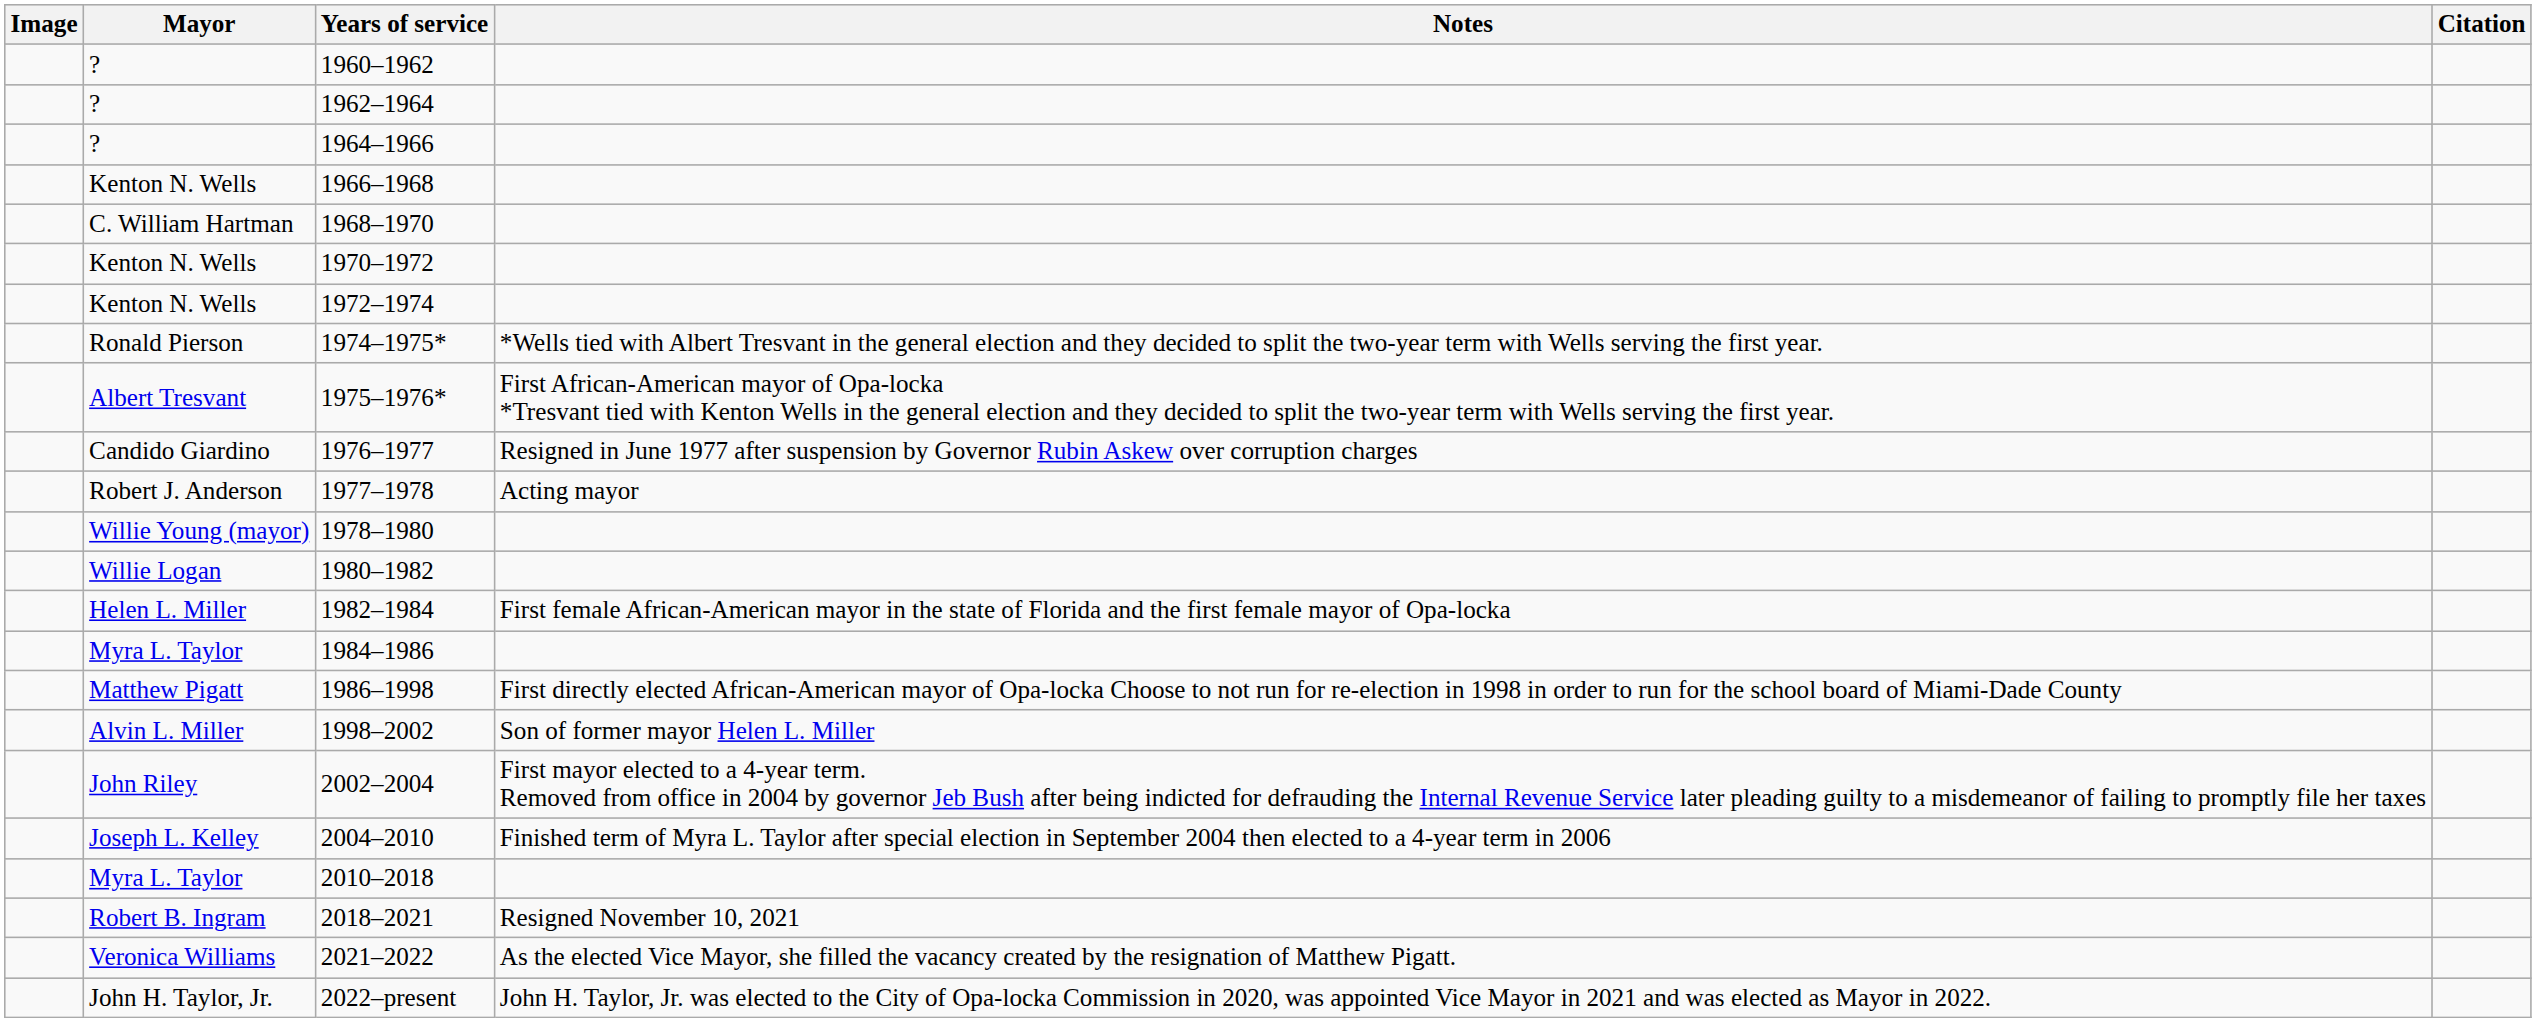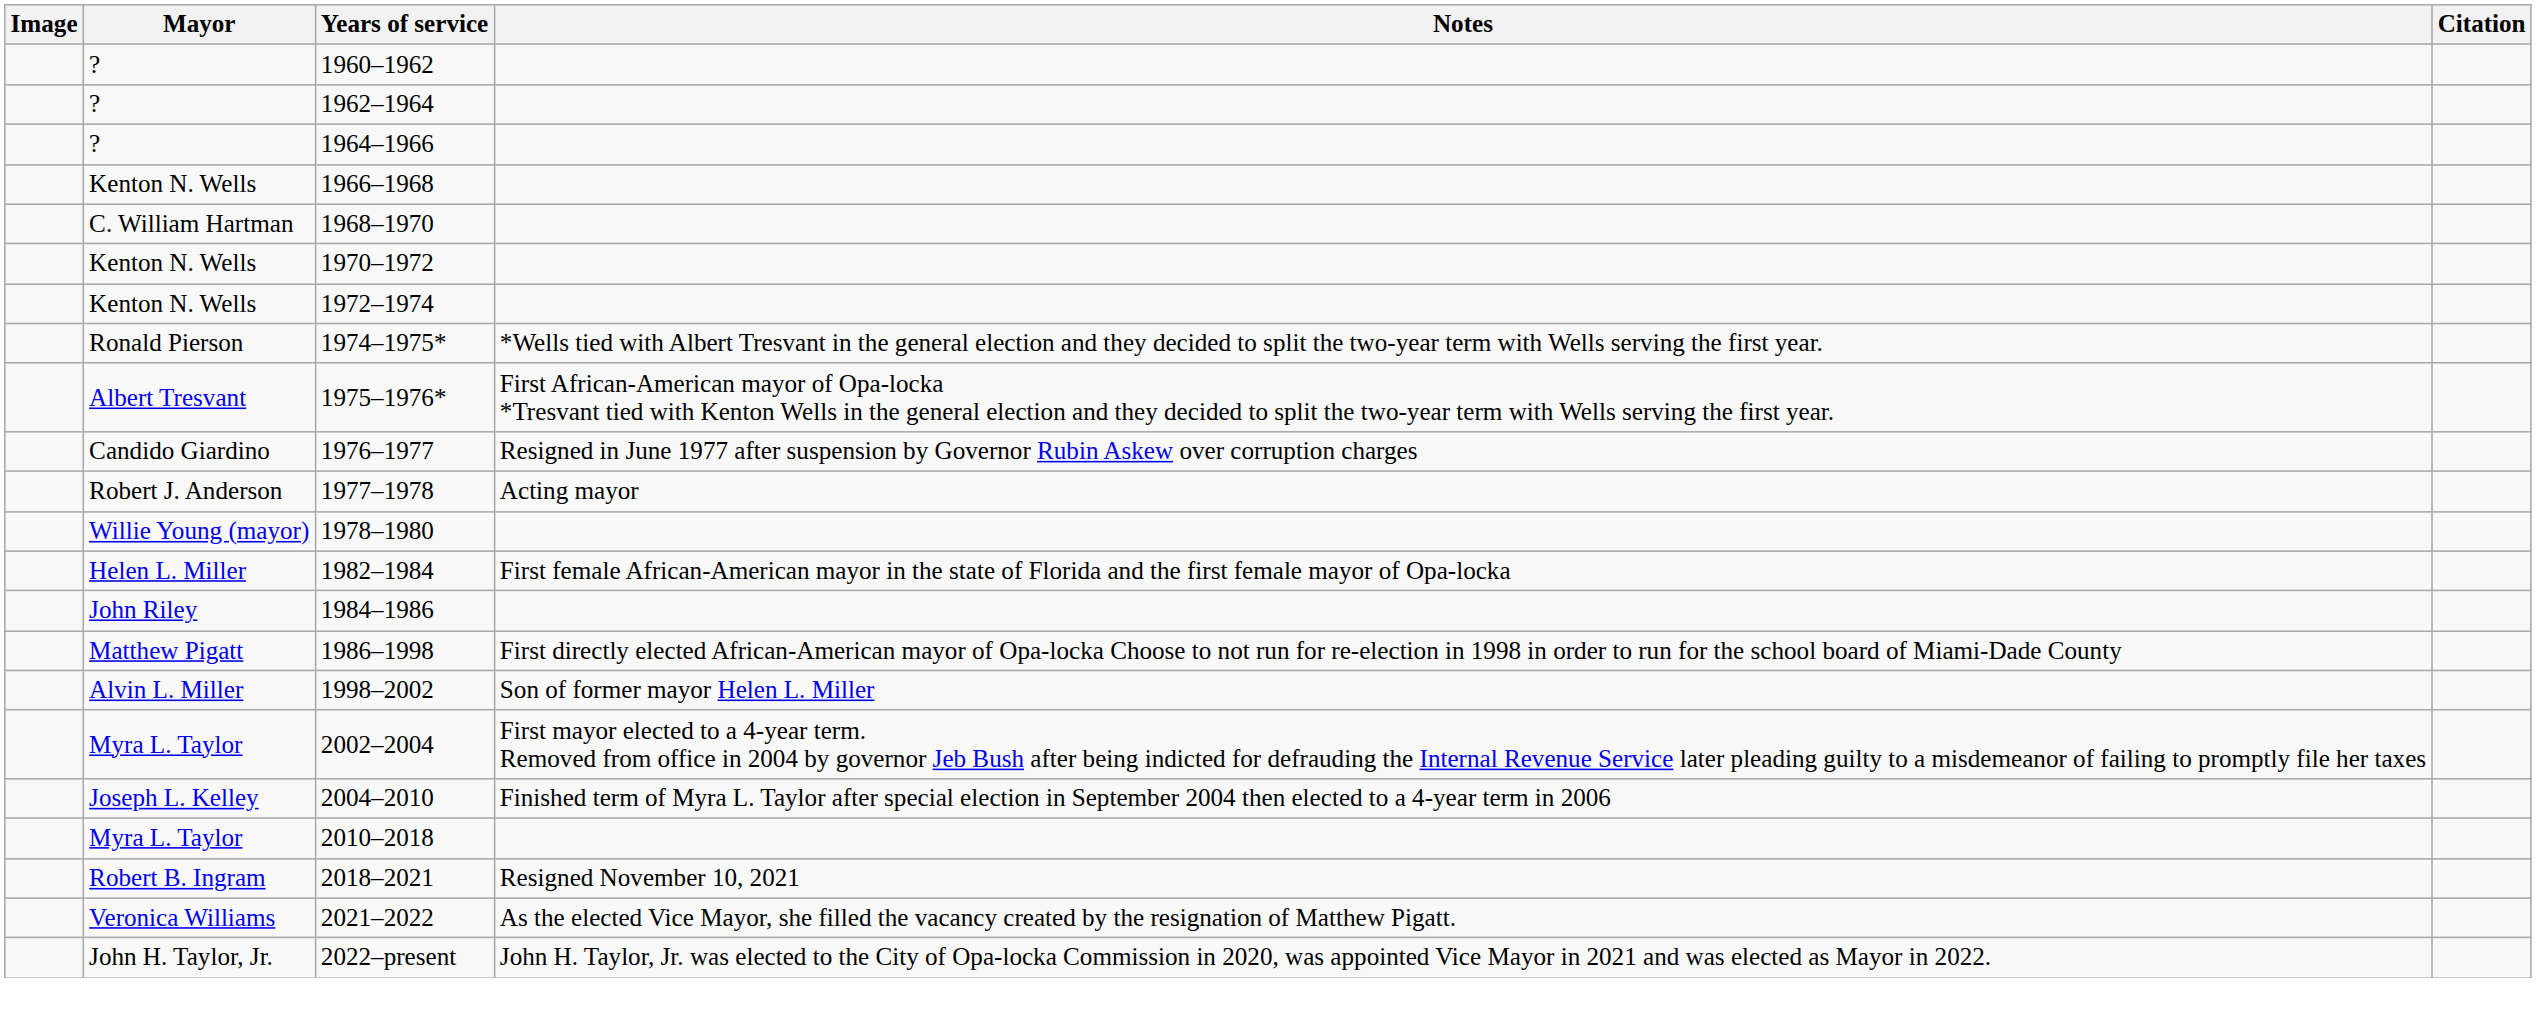- row: (377, 570)
(166, 650) Myra L. Taylor -> (143, 610) John Riley
(143, 783) John Riley -> (166, 744) Myra L. Taylor
